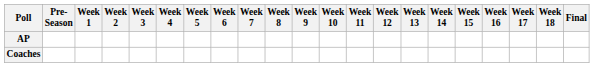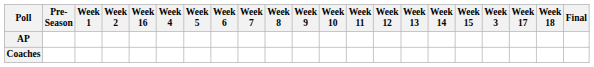columns swapped: (143, 18) <-> (496, 18)
